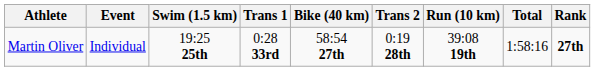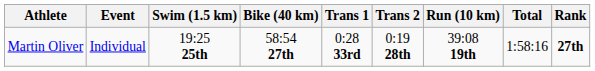columns swapped: (265, 16) <-> (332, 16)
